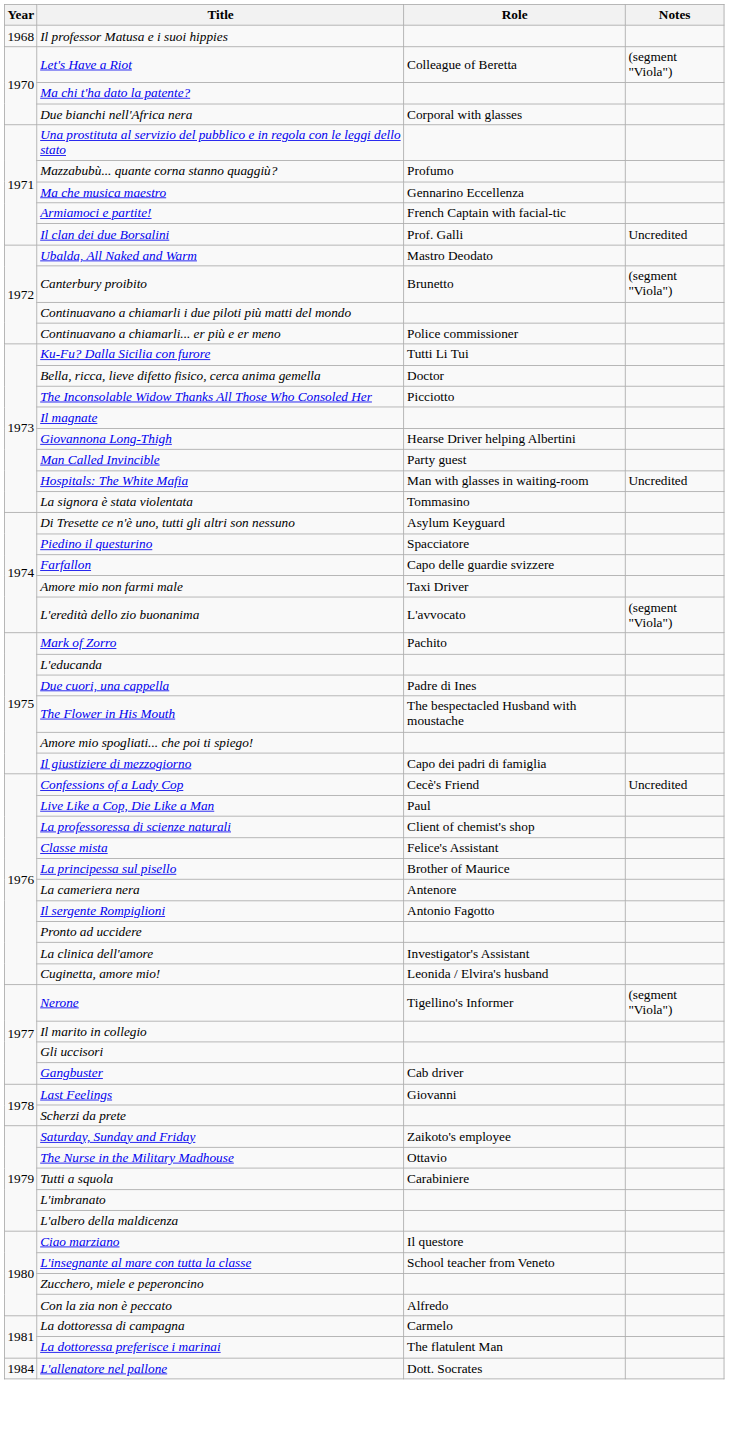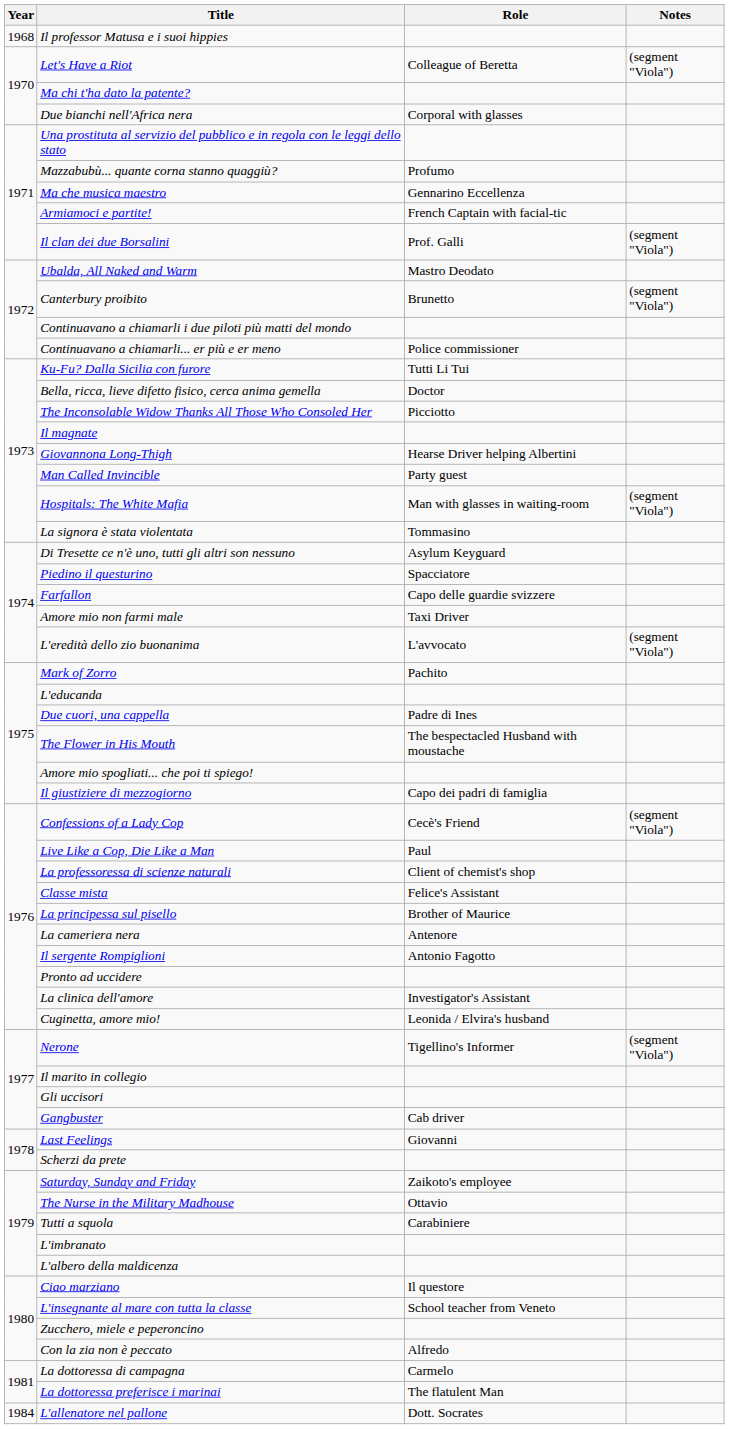(658, 234) Uncredited -> (654, 241) (segment "Viola")
(658, 481) Uncredited -> (654, 503) (segment "Viola")
(658, 784) Uncredited -> (654, 822) (segment "Viola")
